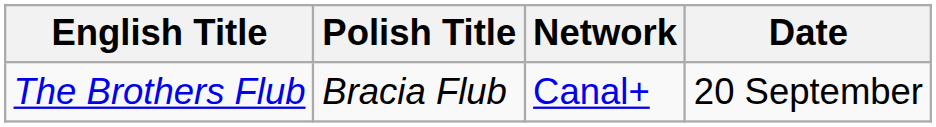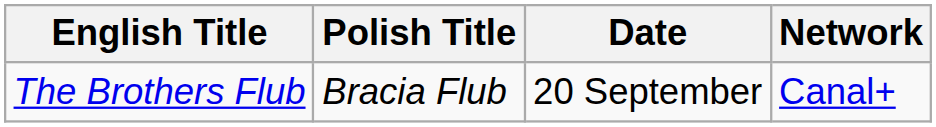columns swapped: (605, 33) <-> (808, 33)
